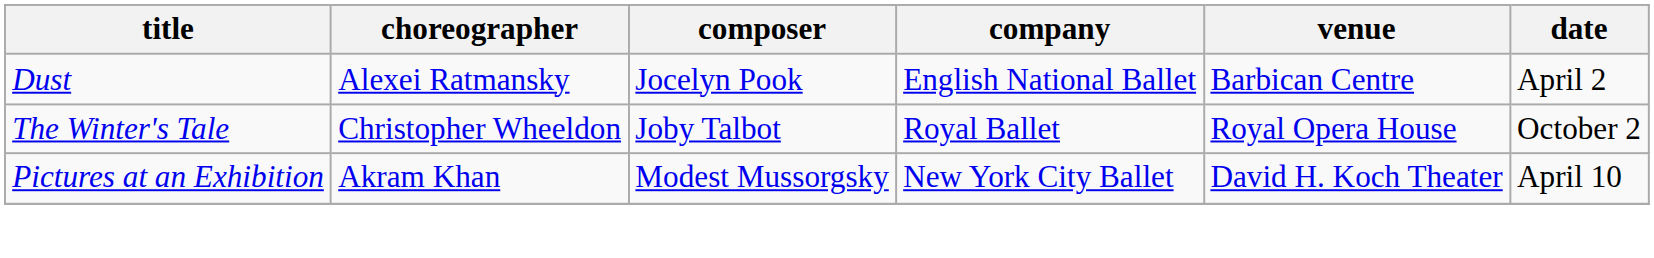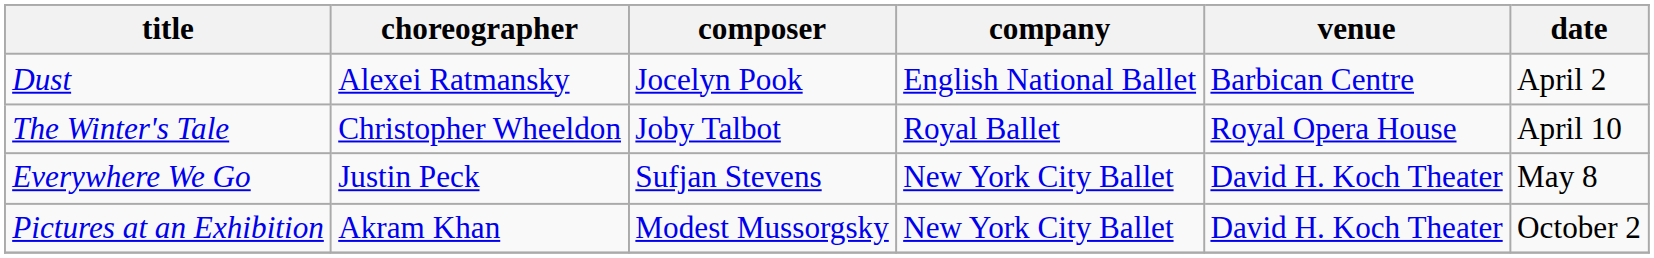(1579, 128) October 2 -> (1570, 128) April 10
+ row: (131, 177)
(1570, 177) April 10 -> (1579, 227) October 2
